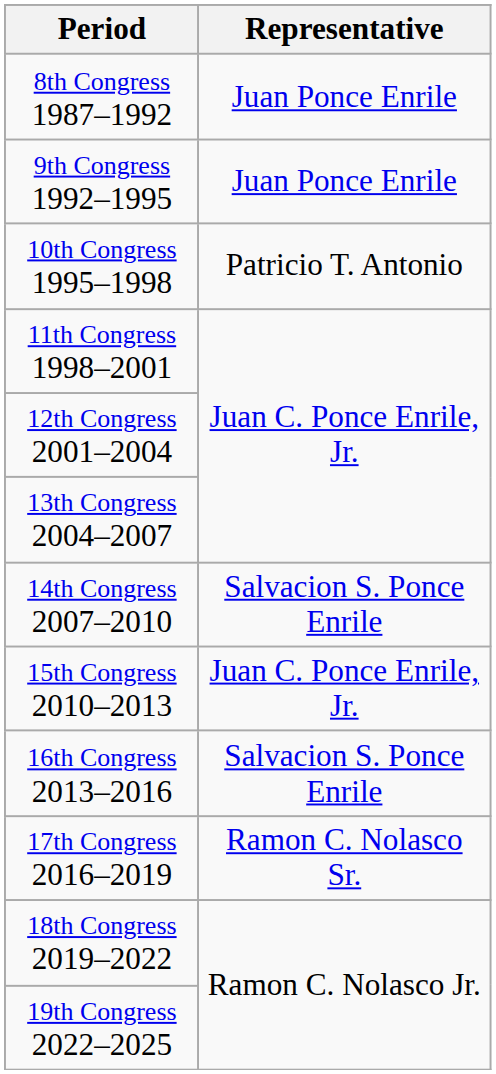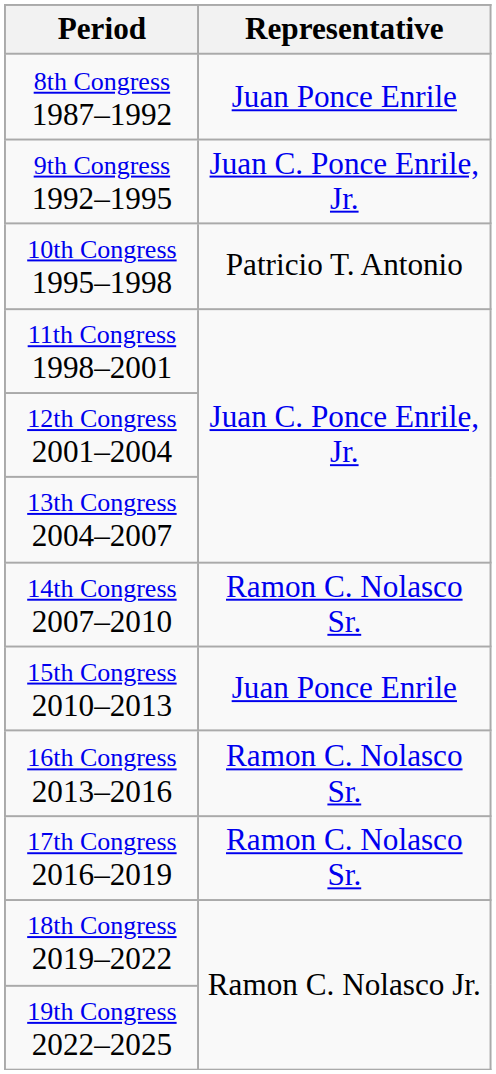(344, 180) Juan Ponce Enrile -> (344, 180) Juan C. Ponce Enrile, Jr.
(344, 603) Salvacion S. Ponce Enrile -> (344, 603) Ramon C. Nolasco Sr.
(344, 688) Juan C. Ponce Enrile, Jr. -> (344, 688) Juan Ponce Enrile
(344, 772) Salvacion S. Ponce Enrile -> (344, 772) Ramon C. Nolasco Sr.
